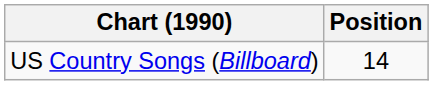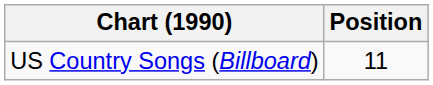(376, 60) 14 -> (376, 60) 11
